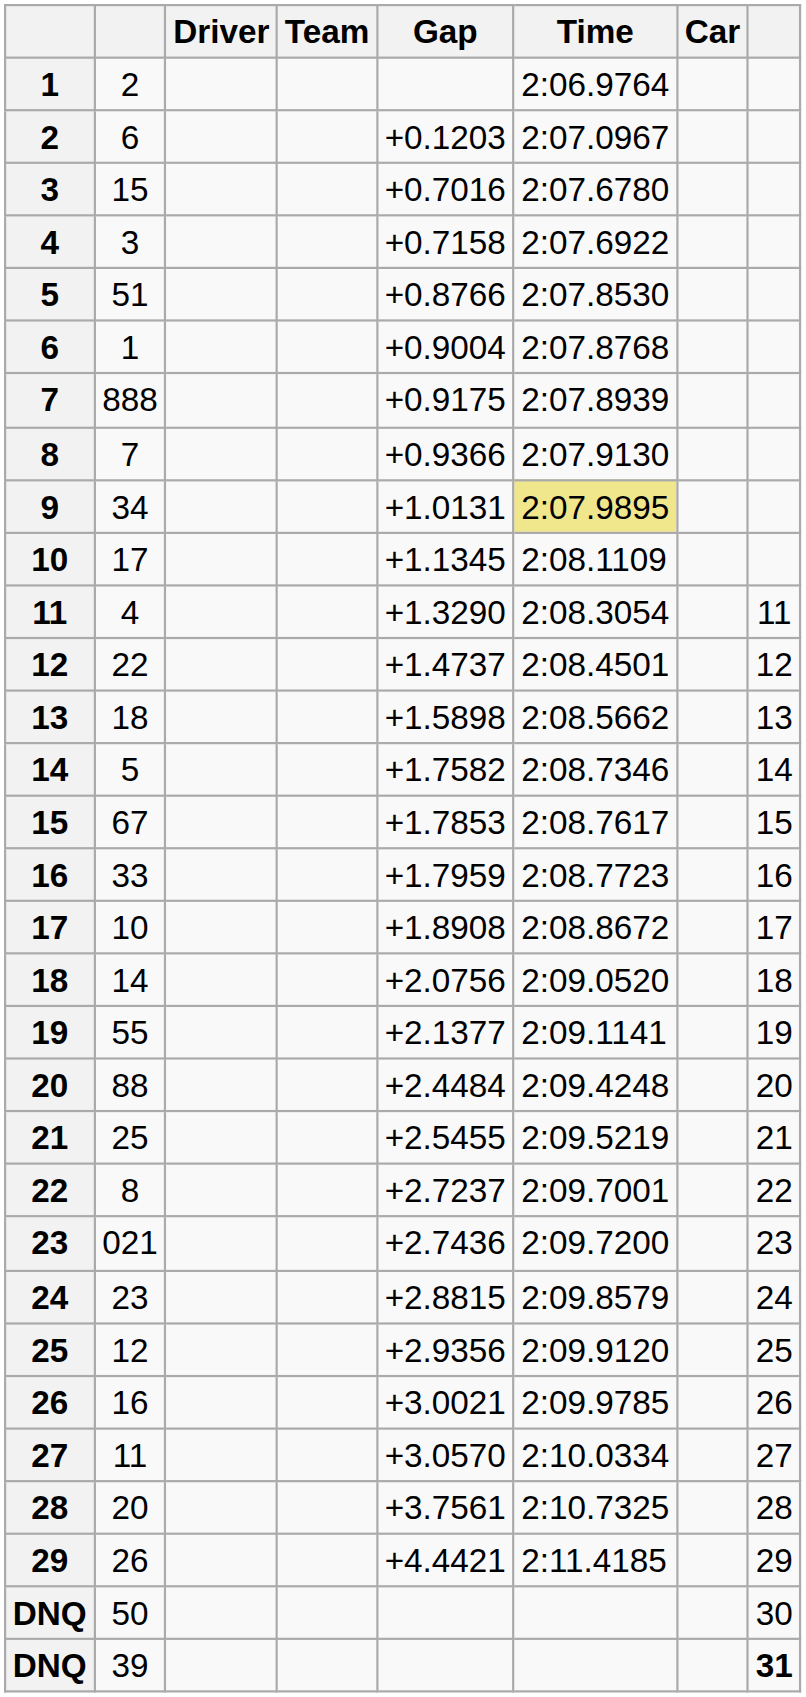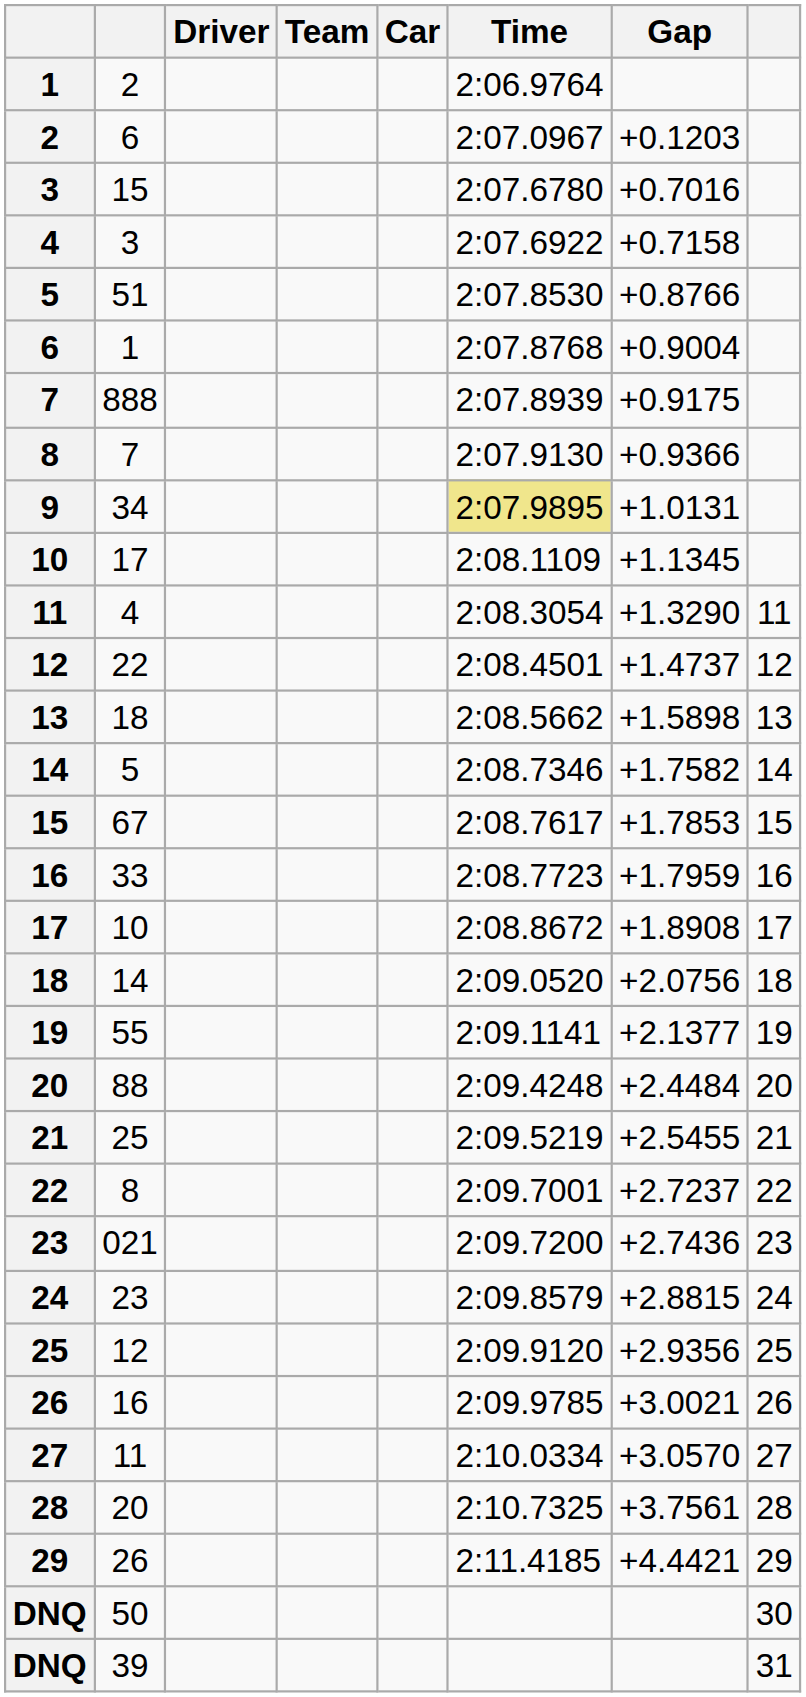columns swapped: (713, 32) <-> (445, 32)
(774, 1665) bold -> (774, 1665) normal
